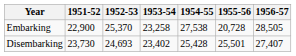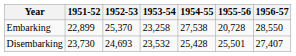(81, 28) 22,900 -> (81, 28) 22,899
(269, 28) 28,505 -> (269, 28) 28,550
(156, 43) 23,402 -> (156, 43) 23,532
